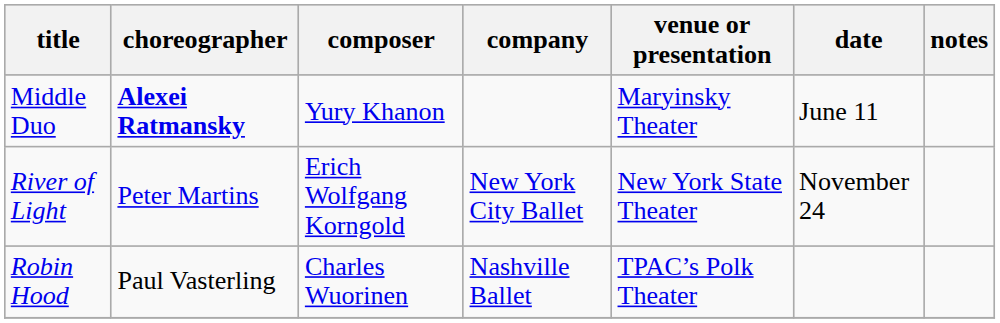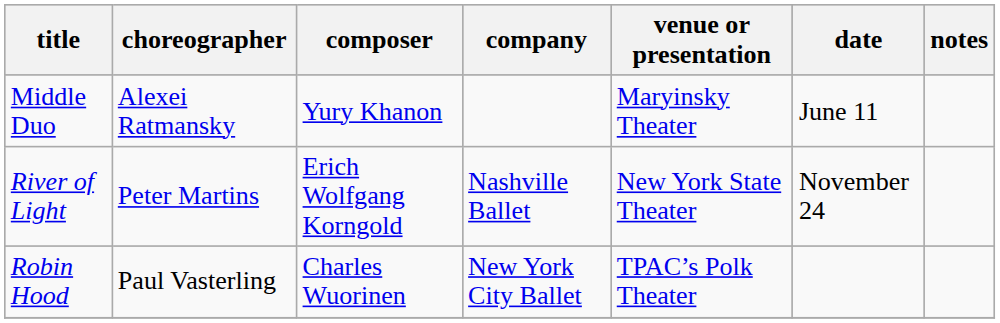(181, 110) bold -> (176, 110) normal
(526, 195) New York City Ballet -> (518, 195) Nashville Ballet
(520, 281) Nashville Ballet -> (525, 281) New York City Ballet
